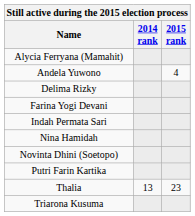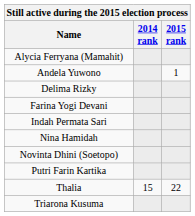(176, 73) 4 -> (176, 73) 1
(148, 187) 13 -> (148, 187) 15
(176, 187) 23 -> (176, 187) 22
